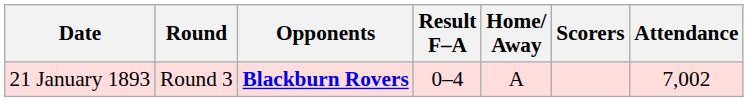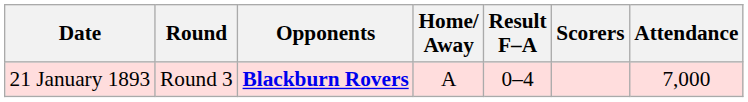columns swapped: (516, 33) <-> (447, 33)
(686, 79) 7,002 -> (686, 79) 7,000
